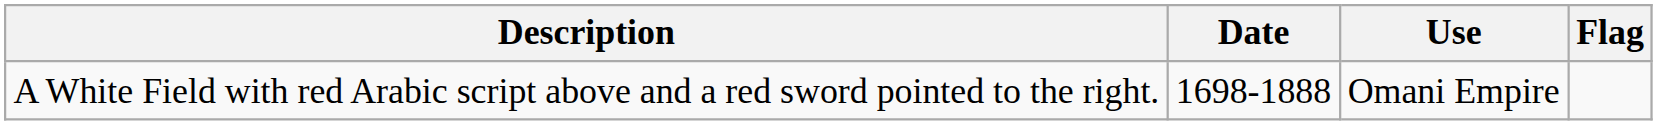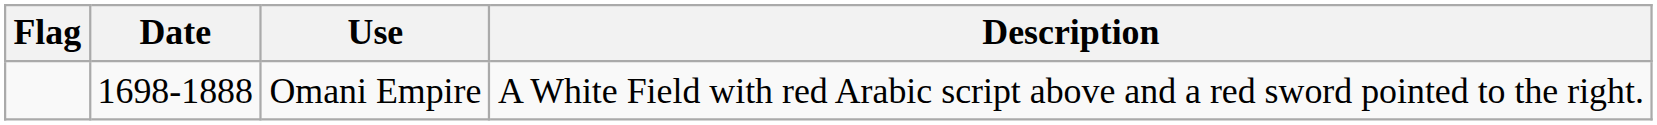columns swapped: (1610, 32) <-> (586, 32)
